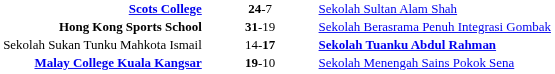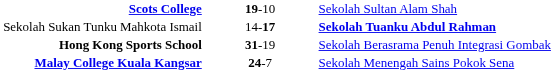(260, 9) 24-7 -> (260, 9) 19-10
rows swapped: (102, 45) <-> (130, 27)
(260, 63) 19-10 -> (260, 63) 24-7
